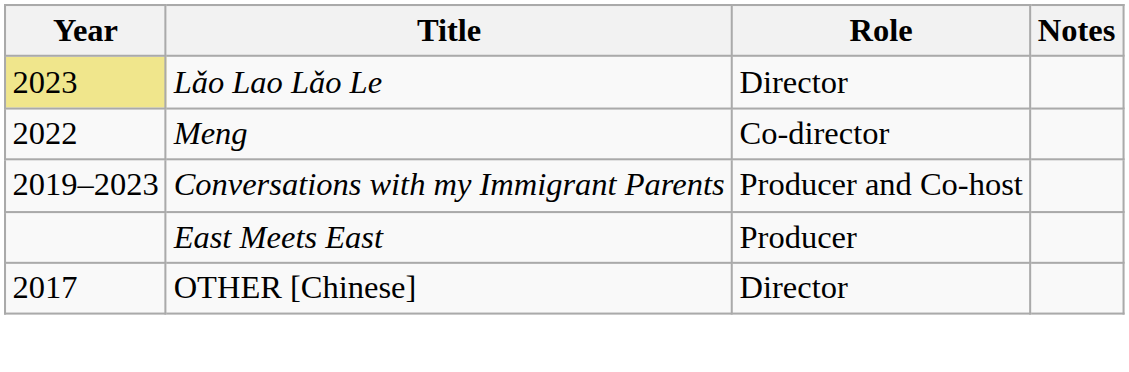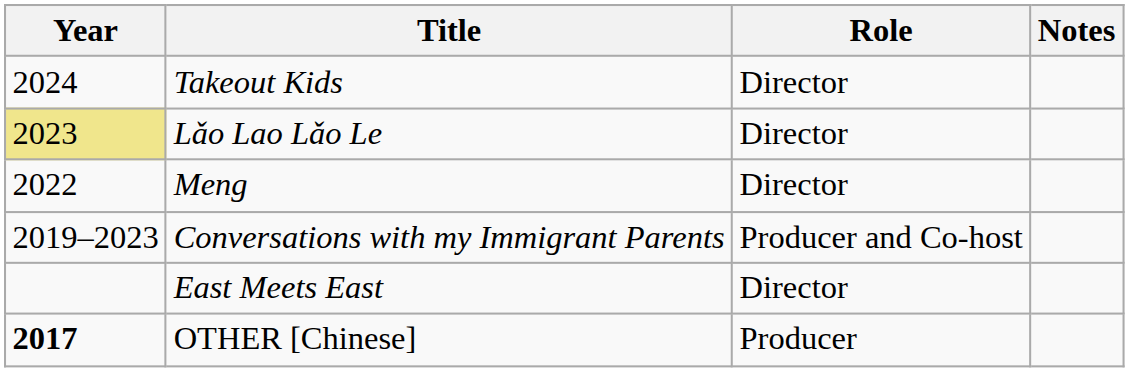+ row: (258, 81)
(814, 133) Co-director -> (794, 184) Director
(798, 236) Producer -> (794, 287) Director
(45, 287) normal -> (45, 339) bold
(794, 287) Director -> (798, 339) Producer
